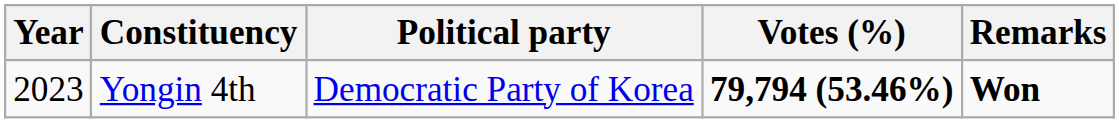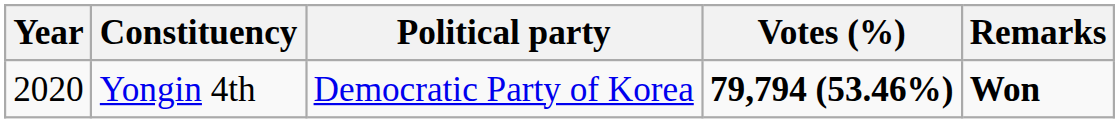(48, 88) 2023 -> (48, 88) 2020
